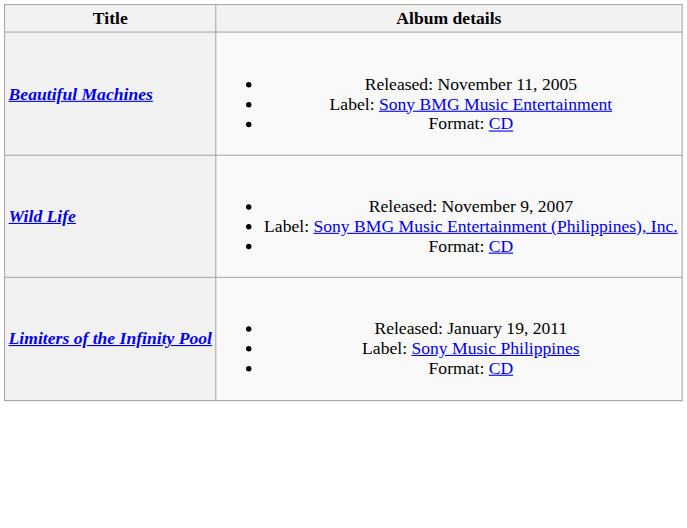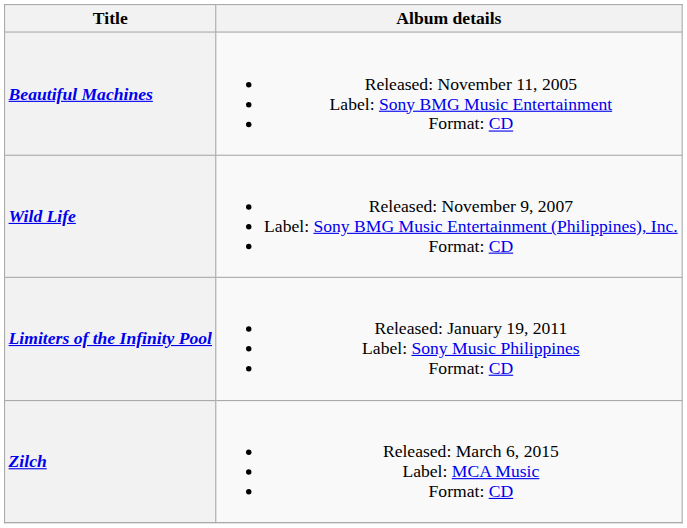+ row: (28, 461)
